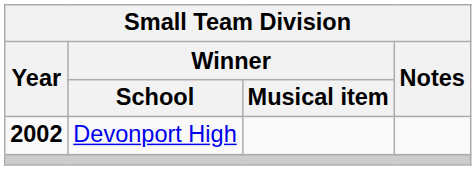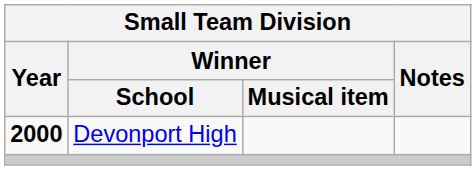(36, 135) 2002 -> (36, 135) 2000
